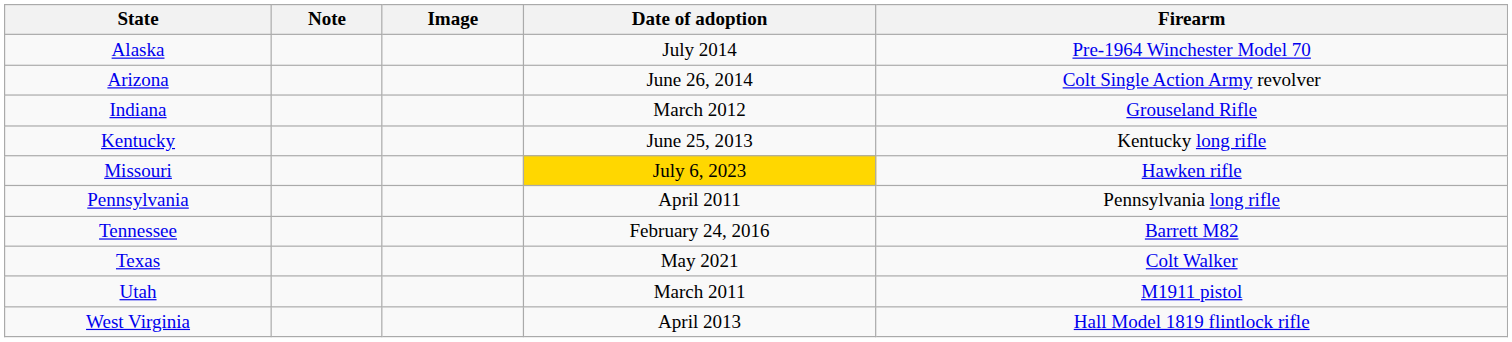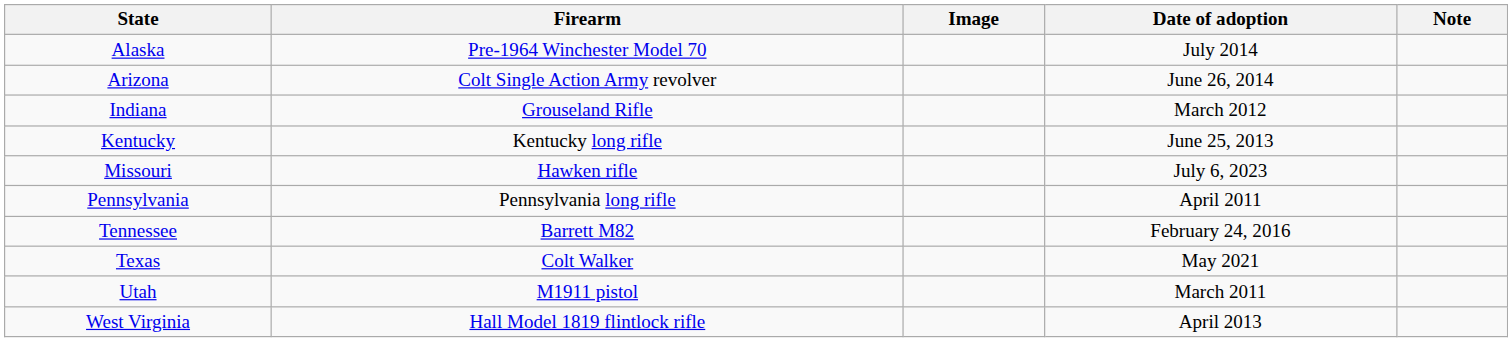columns swapped: (1192, 19) <-> (327, 19)
(700, 170) gold background -> (1220, 170) no background
